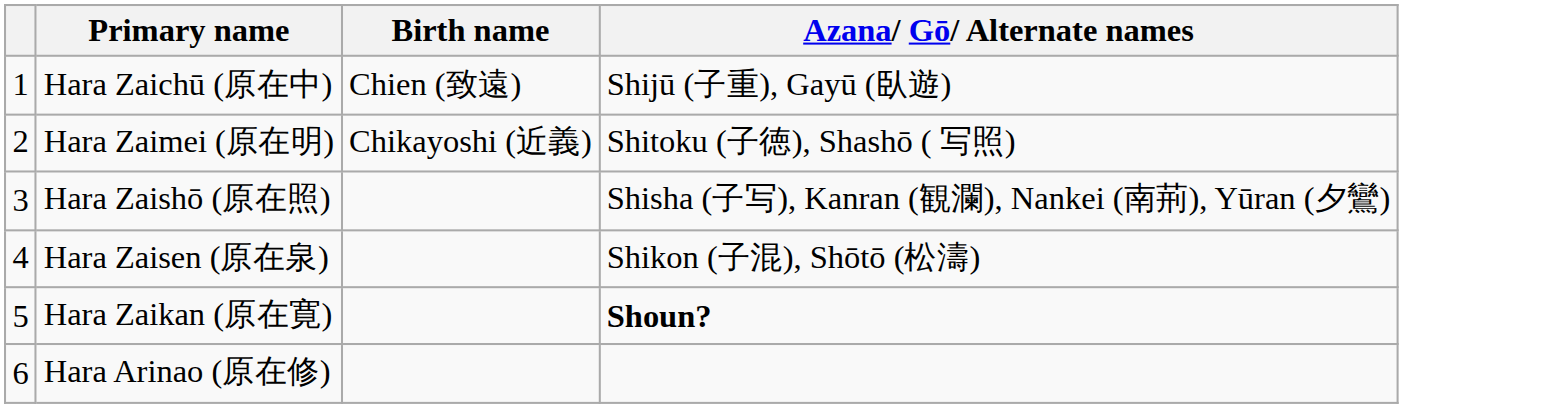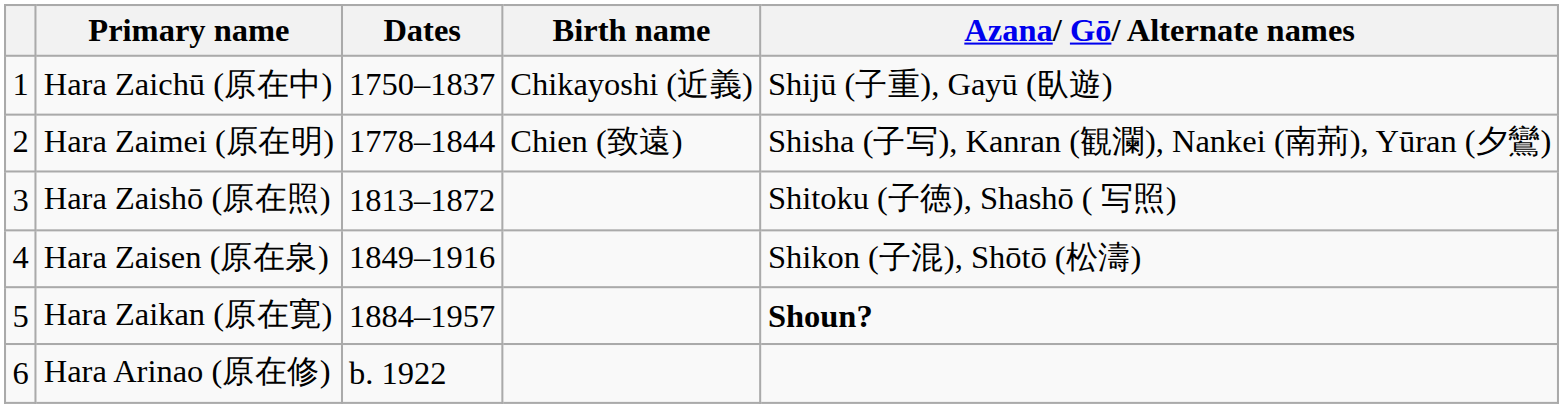+ column: (422, 30)
(435, 83) Chien (致遠) -> (632, 83) Chikayoshi (近義)
(470, 141) Chikayoshi (近義) -> (596, 141) Chien (致遠)
(811, 141) Shitoku (子徳), Shashō ( 写照) -> (1160, 141) Shisha (子写), Kanran (観瀾), Nankei (南荊), Yūran (夕鸞)
(999, 198) Shisha (子写), Kanran (観瀾), Nankei (南荊), Yūran (夕鸞) -> (972, 198) Shitoku (子徳), Shashō ( 写照)
